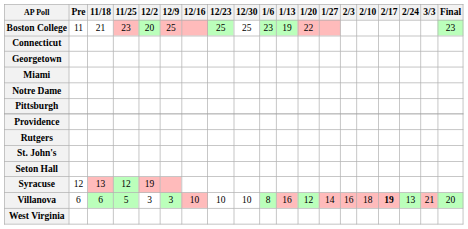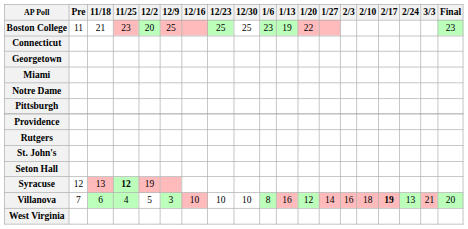(126, 185) normal -> (126, 185) bold
(78, 200) 6 -> (78, 200) 7
(126, 200) 5 -> (126, 200) 4
(150, 200) 3 -> (150, 200) 5
